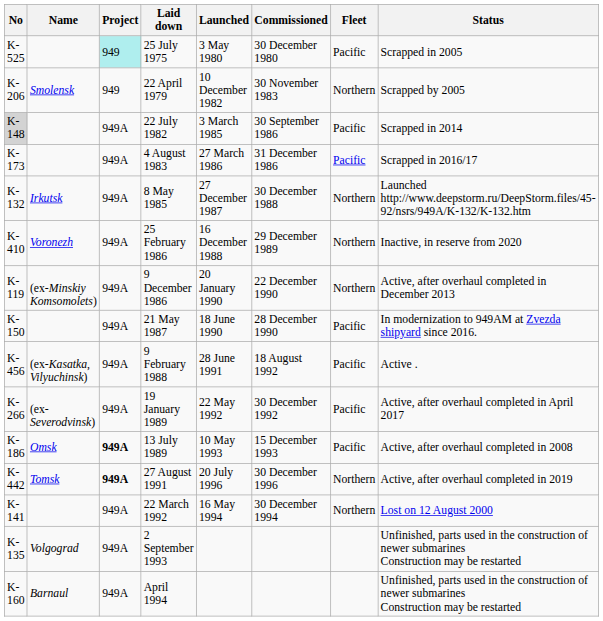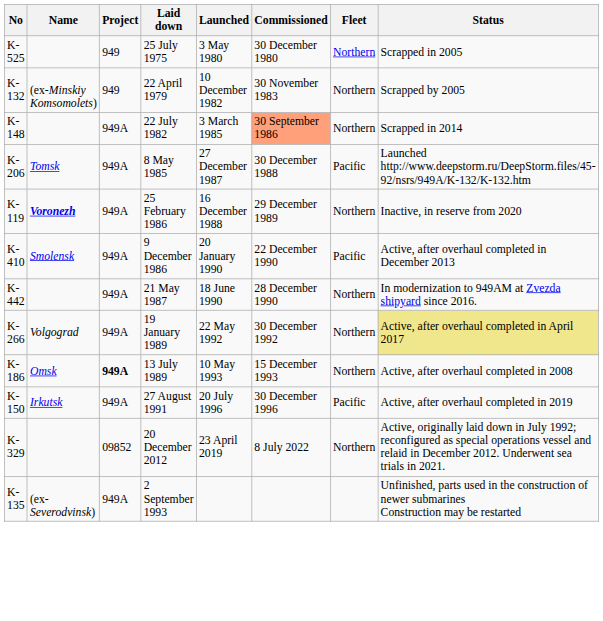(111, 51) paleturquoise background -> (111, 51) no background
(349, 51) Pacific -> (354, 51) Northern
(16, 90) K-206 -> (16, 90) K-132
(52, 90) Smolensk -> (63, 96) (ex-Minskiy Komsomolets)
(16, 128) lightgrey background -> (16, 128) no background
(287, 128) no background -> (287, 128) lightsalmon background
(349, 128) Pacific -> (354, 128) Northern
- row: (165, 160)
(16, 198) K-132 -> (16, 166) K-206
(46, 198) Irkutsk -> (45, 166) Tomsk
(354, 198) Northern -> (349, 166) Pacific
(16, 243) K-410 -> (16, 211) K-119
(51, 243) normal -> (53, 211) bold
(16, 287) K-119 -> (16, 256) K-410
(63, 294) (ex-Minskiy Komsomolets) -> (52, 256) Smolensk
(354, 287) Northern -> (349, 256) Pacific
(16, 326) K-150 -> (16, 294) K-442
(349, 326) Pacific -> (354, 294) Northern
- row: (165, 364)
(62, 415) (ex-Severodvinsk) -> (54, 332) Volgograd
(349, 409) Pacific -> (354, 332) Northern
(477, 409) no background -> (477, 332) khaki background
(349, 447) Pacific -> (354, 371) Northern
(16, 479) K-442 -> (16, 402) K-150
(45, 479) Tomsk -> (46, 402) Irkutsk
(115, 479) bold -> (115, 402) normal
(354, 479) Northern -> (349, 402) Pacific
- row: (166, 510)
+ row: (168, 447)
(54, 549) Volgograd -> (62, 505) (ex-Severodvinsk)
- row: (156, 593)
